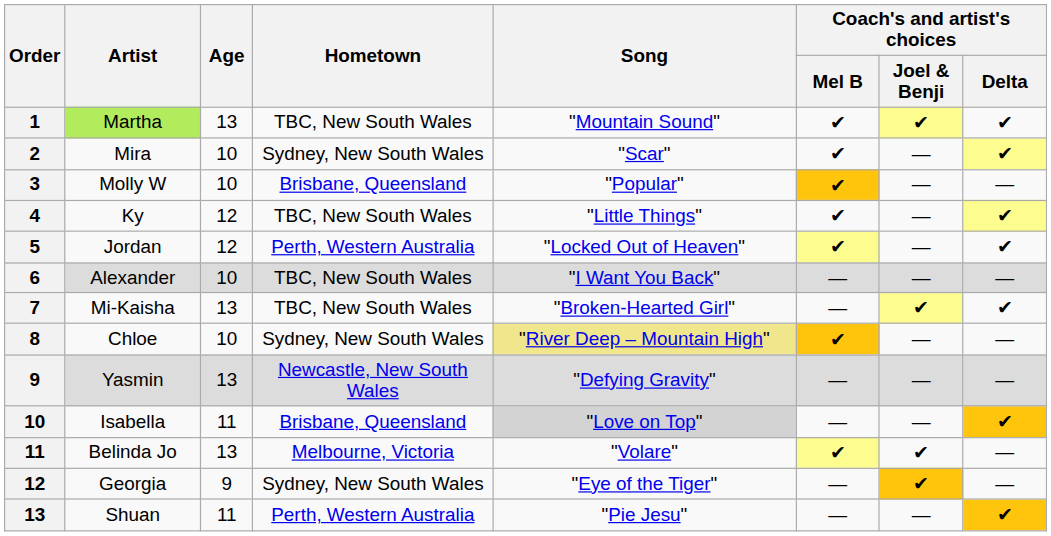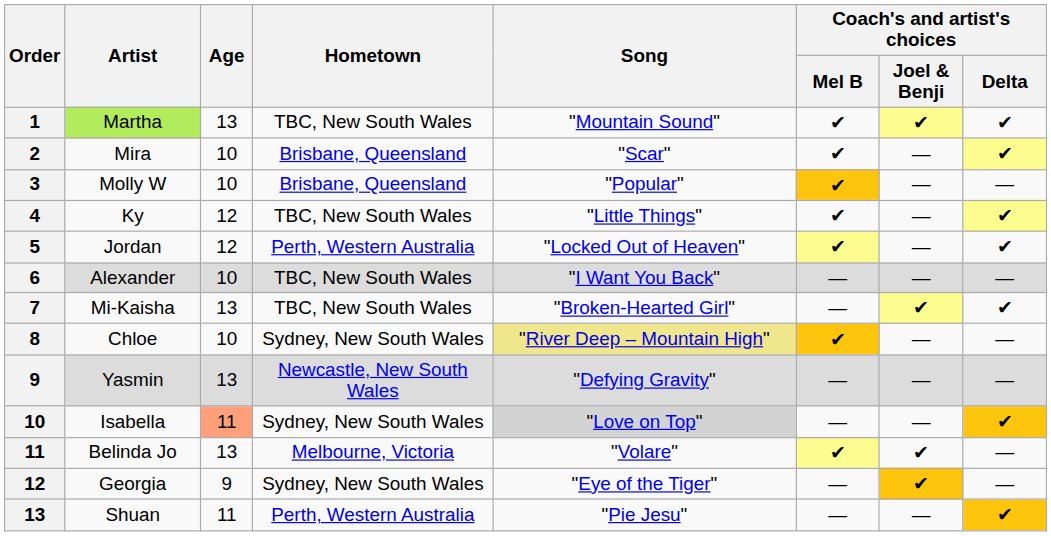(373, 153) Sydney, New South Wales -> (373, 153) Brisbane, Queensland
(227, 421) no background -> (227, 421) lightsalmon background
(373, 421) Brisbane, Queensland -> (373, 421) Sydney, New South Wales
